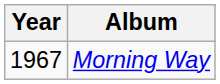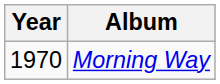(36, 60) 1967 -> (36, 60) 1970
